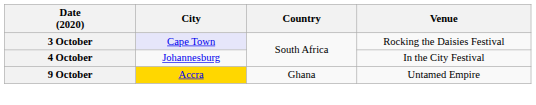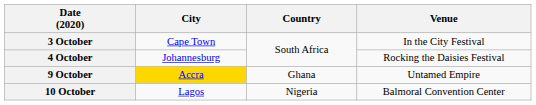(191, 41) lavender background -> (191, 41) no background
(444, 41) Rocking the Daisies Festival -> (444, 41) In the City Festival
(444, 58) In the City Festival -> (444, 58) Rocking the Daisies Festival
+ row: (70, 91)
